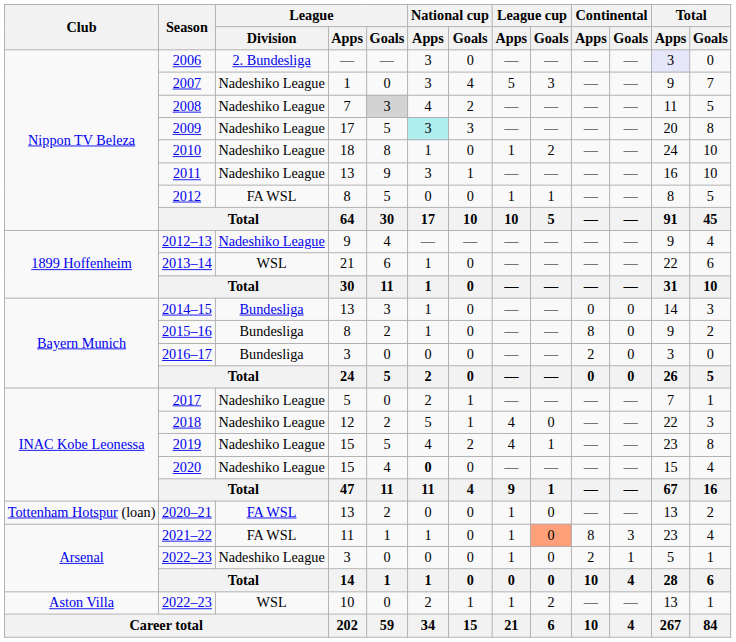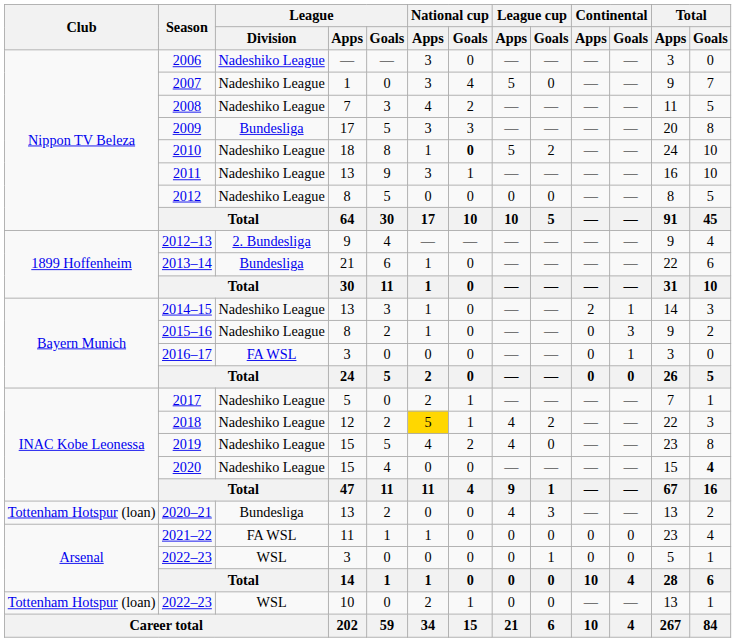(272, 60) 2. Bundesliga -> (272, 60) Nadeshiko League
(670, 60) lavender background -> (670, 60) no background
(551, 83) 3 -> (551, 83) 0
(387, 106) lightgrey background -> (387, 106) no background
(272, 128) Nadeshiko League -> (272, 128) Bundesliga
(428, 128) paleturquoise background -> (428, 128) no background
(470, 151) normal -> (470, 151) bold
(511, 151) 1 -> (511, 151) 5
(272, 196) FA WSL -> (272, 196) Nadeshiko League
(511, 196) 1 -> (511, 196) 0
(551, 196) 1 -> (551, 196) 0
(272, 241) Nadeshiko League -> (272, 241) 2. Bundesliga
(272, 264) WSL -> (272, 264) Bundesliga
(272, 309) Bundesliga -> (272, 309) Nadeshiko League
(591, 309) 0 -> (591, 309) 2
(631, 309) 0 -> (631, 309) 1
(272, 331) Bundesliga -> (272, 331) Nadeshiko League
(591, 331) 8 -> (591, 331) 0
(631, 331) 0 -> (631, 331) 3
(272, 354) Bundesliga -> (272, 354) FA WSL
(591, 354) 2 -> (591, 354) 0
(631, 354) 0 -> (631, 354) 1
(428, 422) no background -> (428, 422) gold background
(551, 422) 0 -> (551, 422) 2
(551, 444) 1 -> (551, 444) 0
(428, 467) bold -> (428, 467) normal
(710, 467) normal -> (710, 467) bold
(272, 512) FA WSL -> (272, 512) Bundesliga
(511, 512) 1 -> (511, 512) 4
(551, 512) 0 -> (551, 512) 3
(511, 535) 1 -> (511, 535) 0
(551, 535) lightsalmon background -> (551, 535) no background
(591, 535) 8 -> (591, 535) 0
(631, 535) 3 -> (631, 535) 0
(272, 557) Nadeshiko League -> (272, 557) WSL
(511, 557) 1 -> (511, 557) 0
(551, 557) 0 -> (551, 557) 1
(591, 557) 2 -> (591, 557) 0
(631, 557) 1 -> (631, 557) 0
(82, 602) Aston Villa -> (82, 602) Tottenham Hotspur (loan)
(511, 602) 1 -> (511, 602) 0
(551, 602) 2 -> (551, 602) 0
